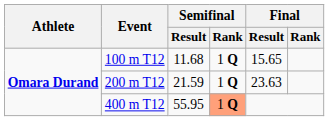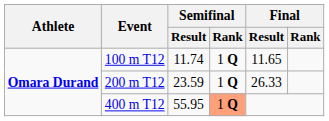(189, 60) 11.68 -> (189, 60) 11.74
(266, 60) 15.65 -> (266, 60) 11.65
(189, 82) 21.59 -> (189, 82) 23.59
(266, 82) 23.63 -> (266, 82) 26.33
